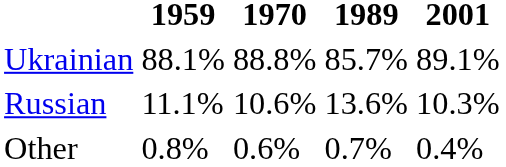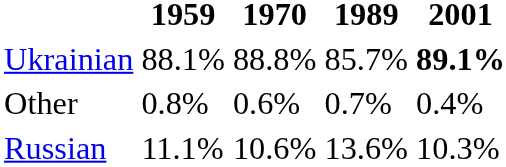(458, 59) normal -> (461, 59) bold
rows swapped: (55, 103) <-> (41, 148)
